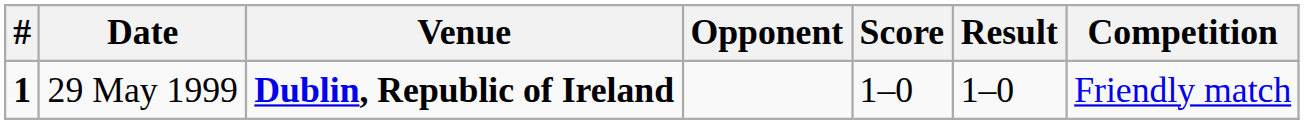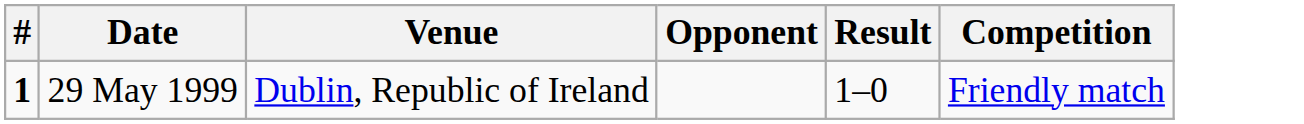- column: (902, 32)
(464, 89) bold -> (452, 89) normal
